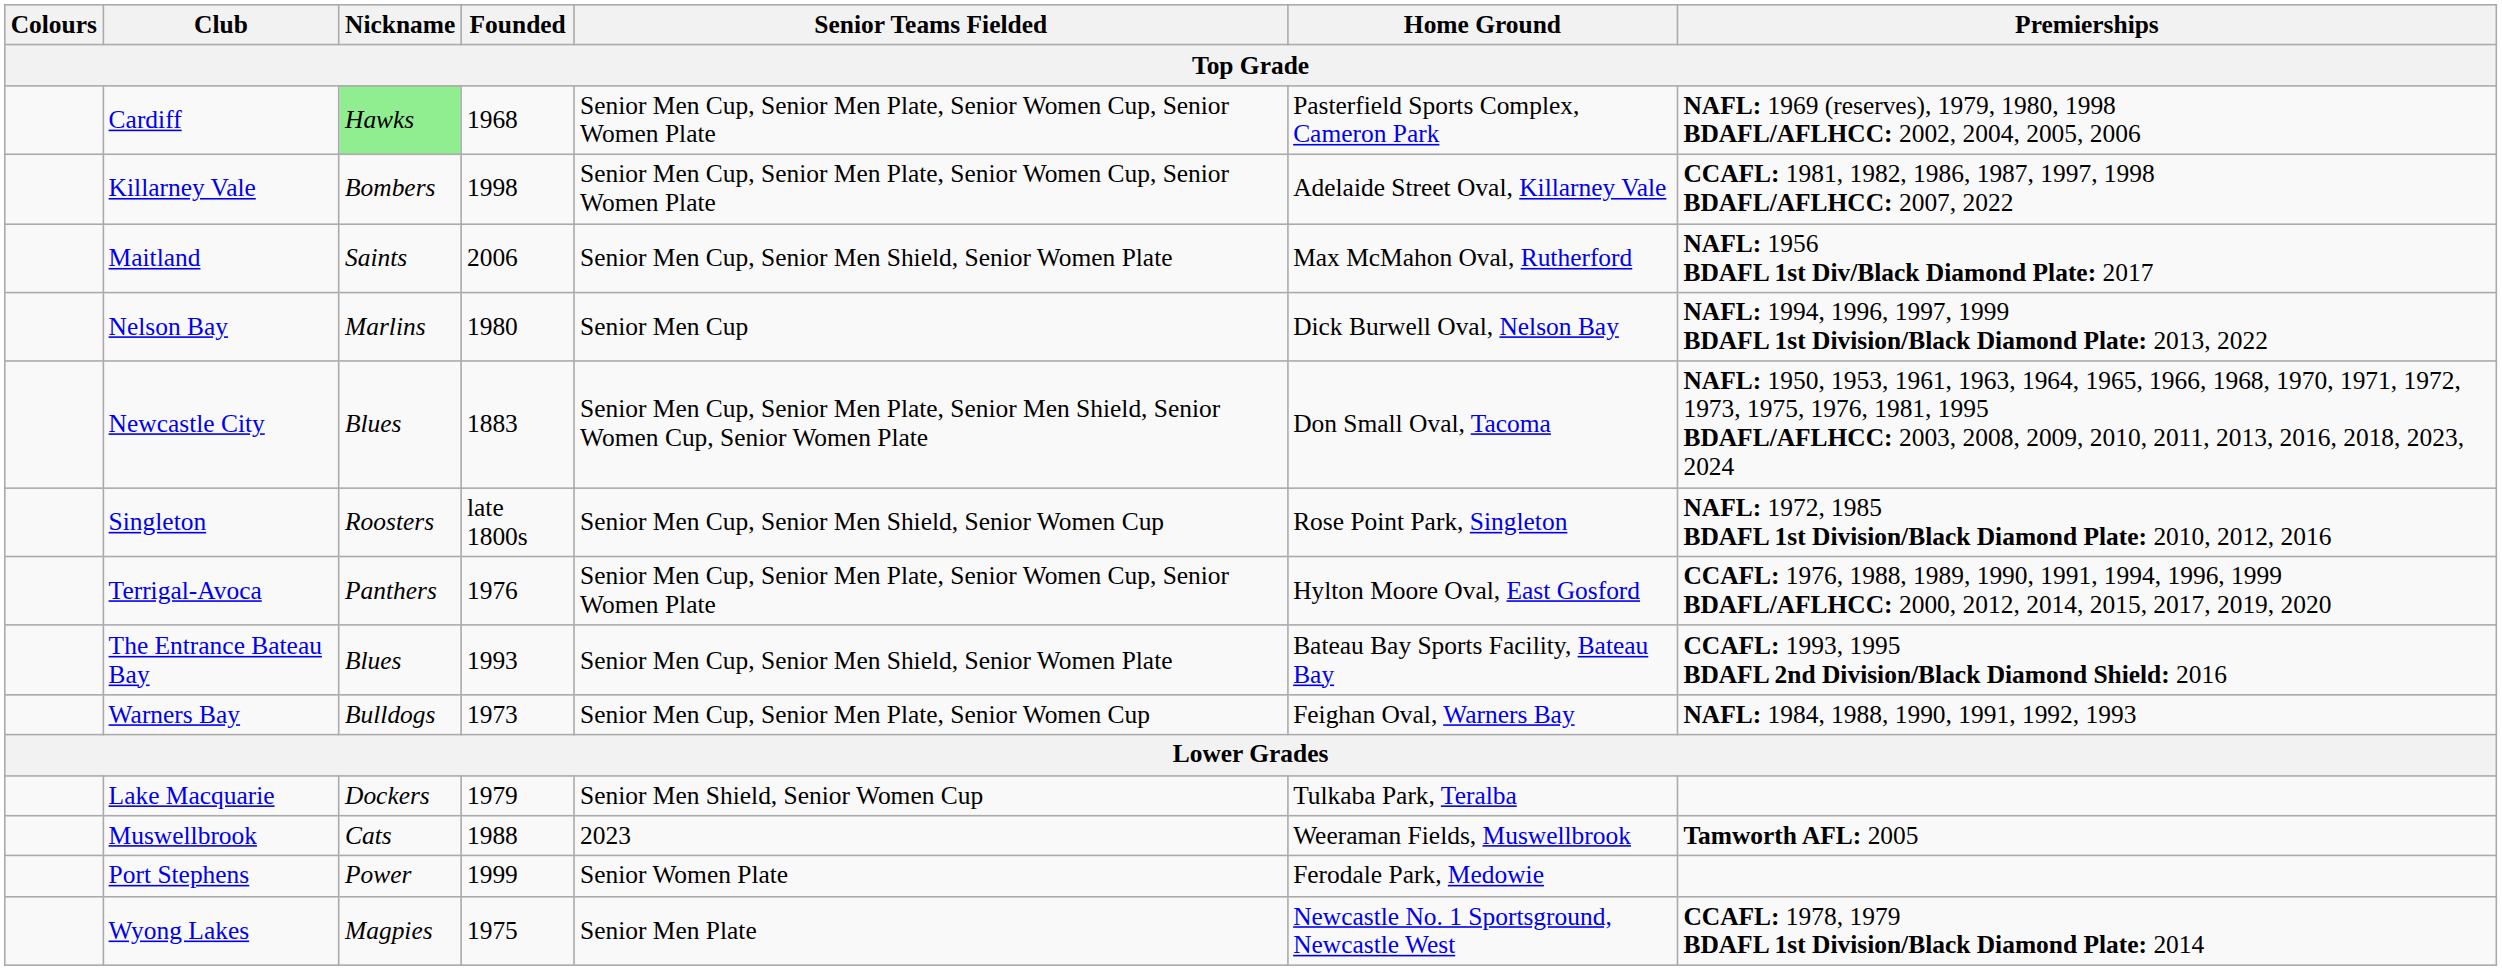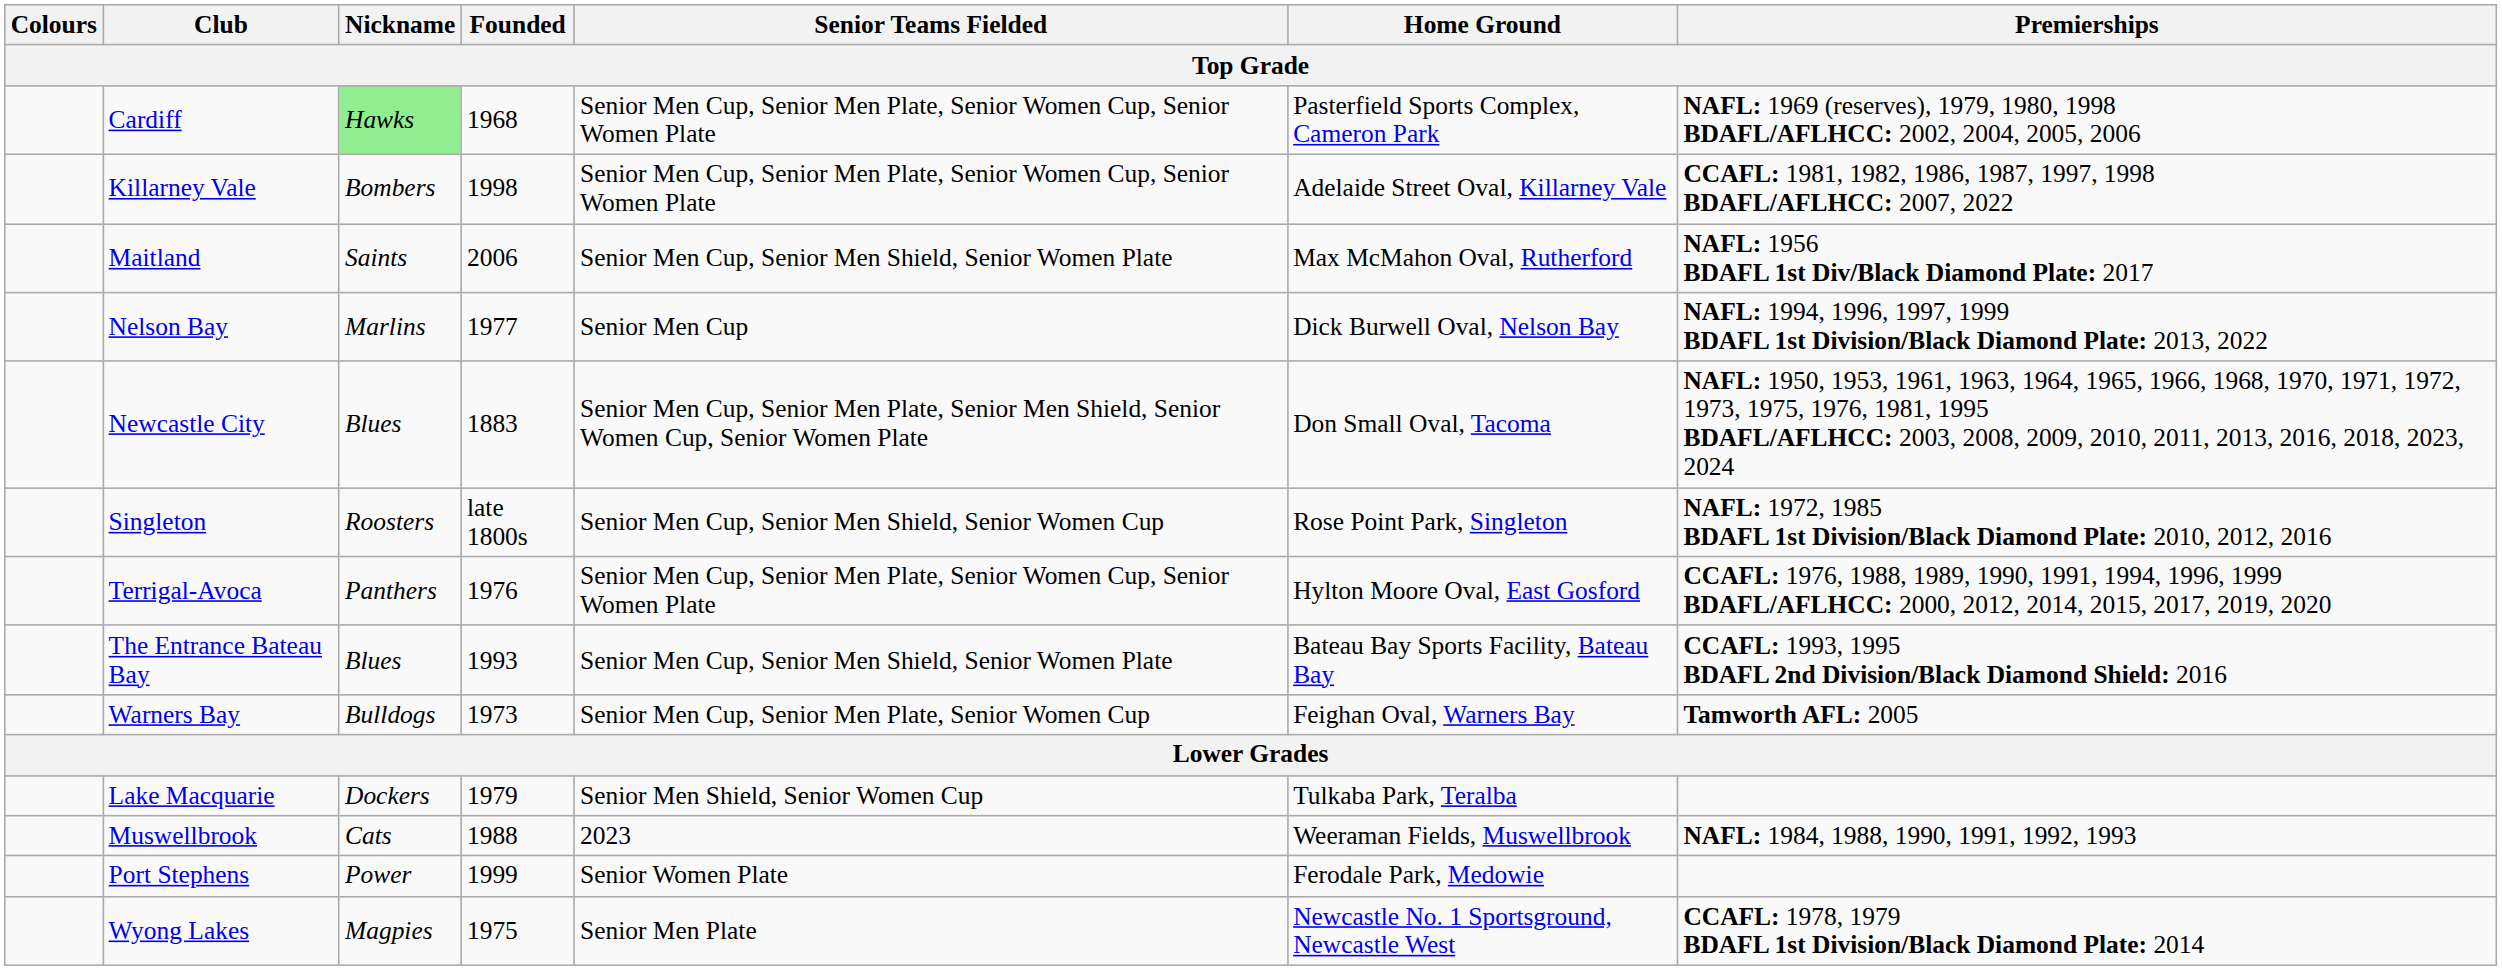(492, 326) 1980 -> (492, 326) 1977
(1910, 714) NAFL: 1984, 1988, 1990, 1991, 1992, 1993 -> (1801, 714) Tamworth AFL: 2005
(1801, 835) Tamworth AFL: 2005 -> (1910, 835) NAFL: 1984, 1988, 1990, 1991, 1992, 1993
